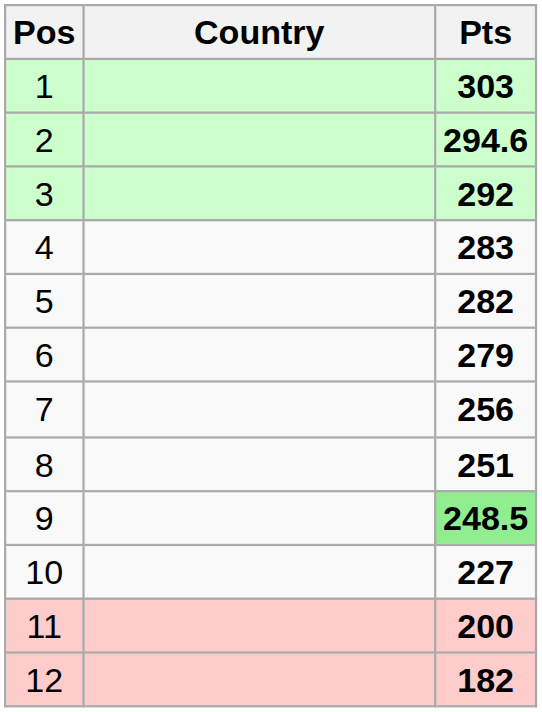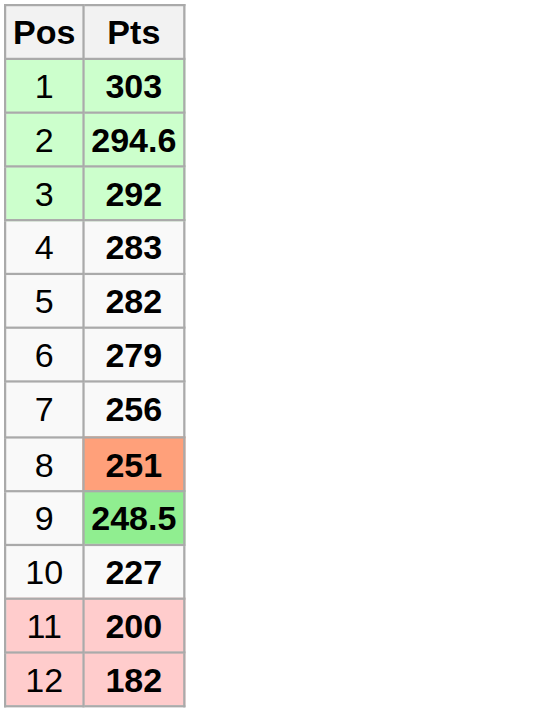- column: (259, 32)
(486, 463) no background -> (134, 463) lightsalmon background
